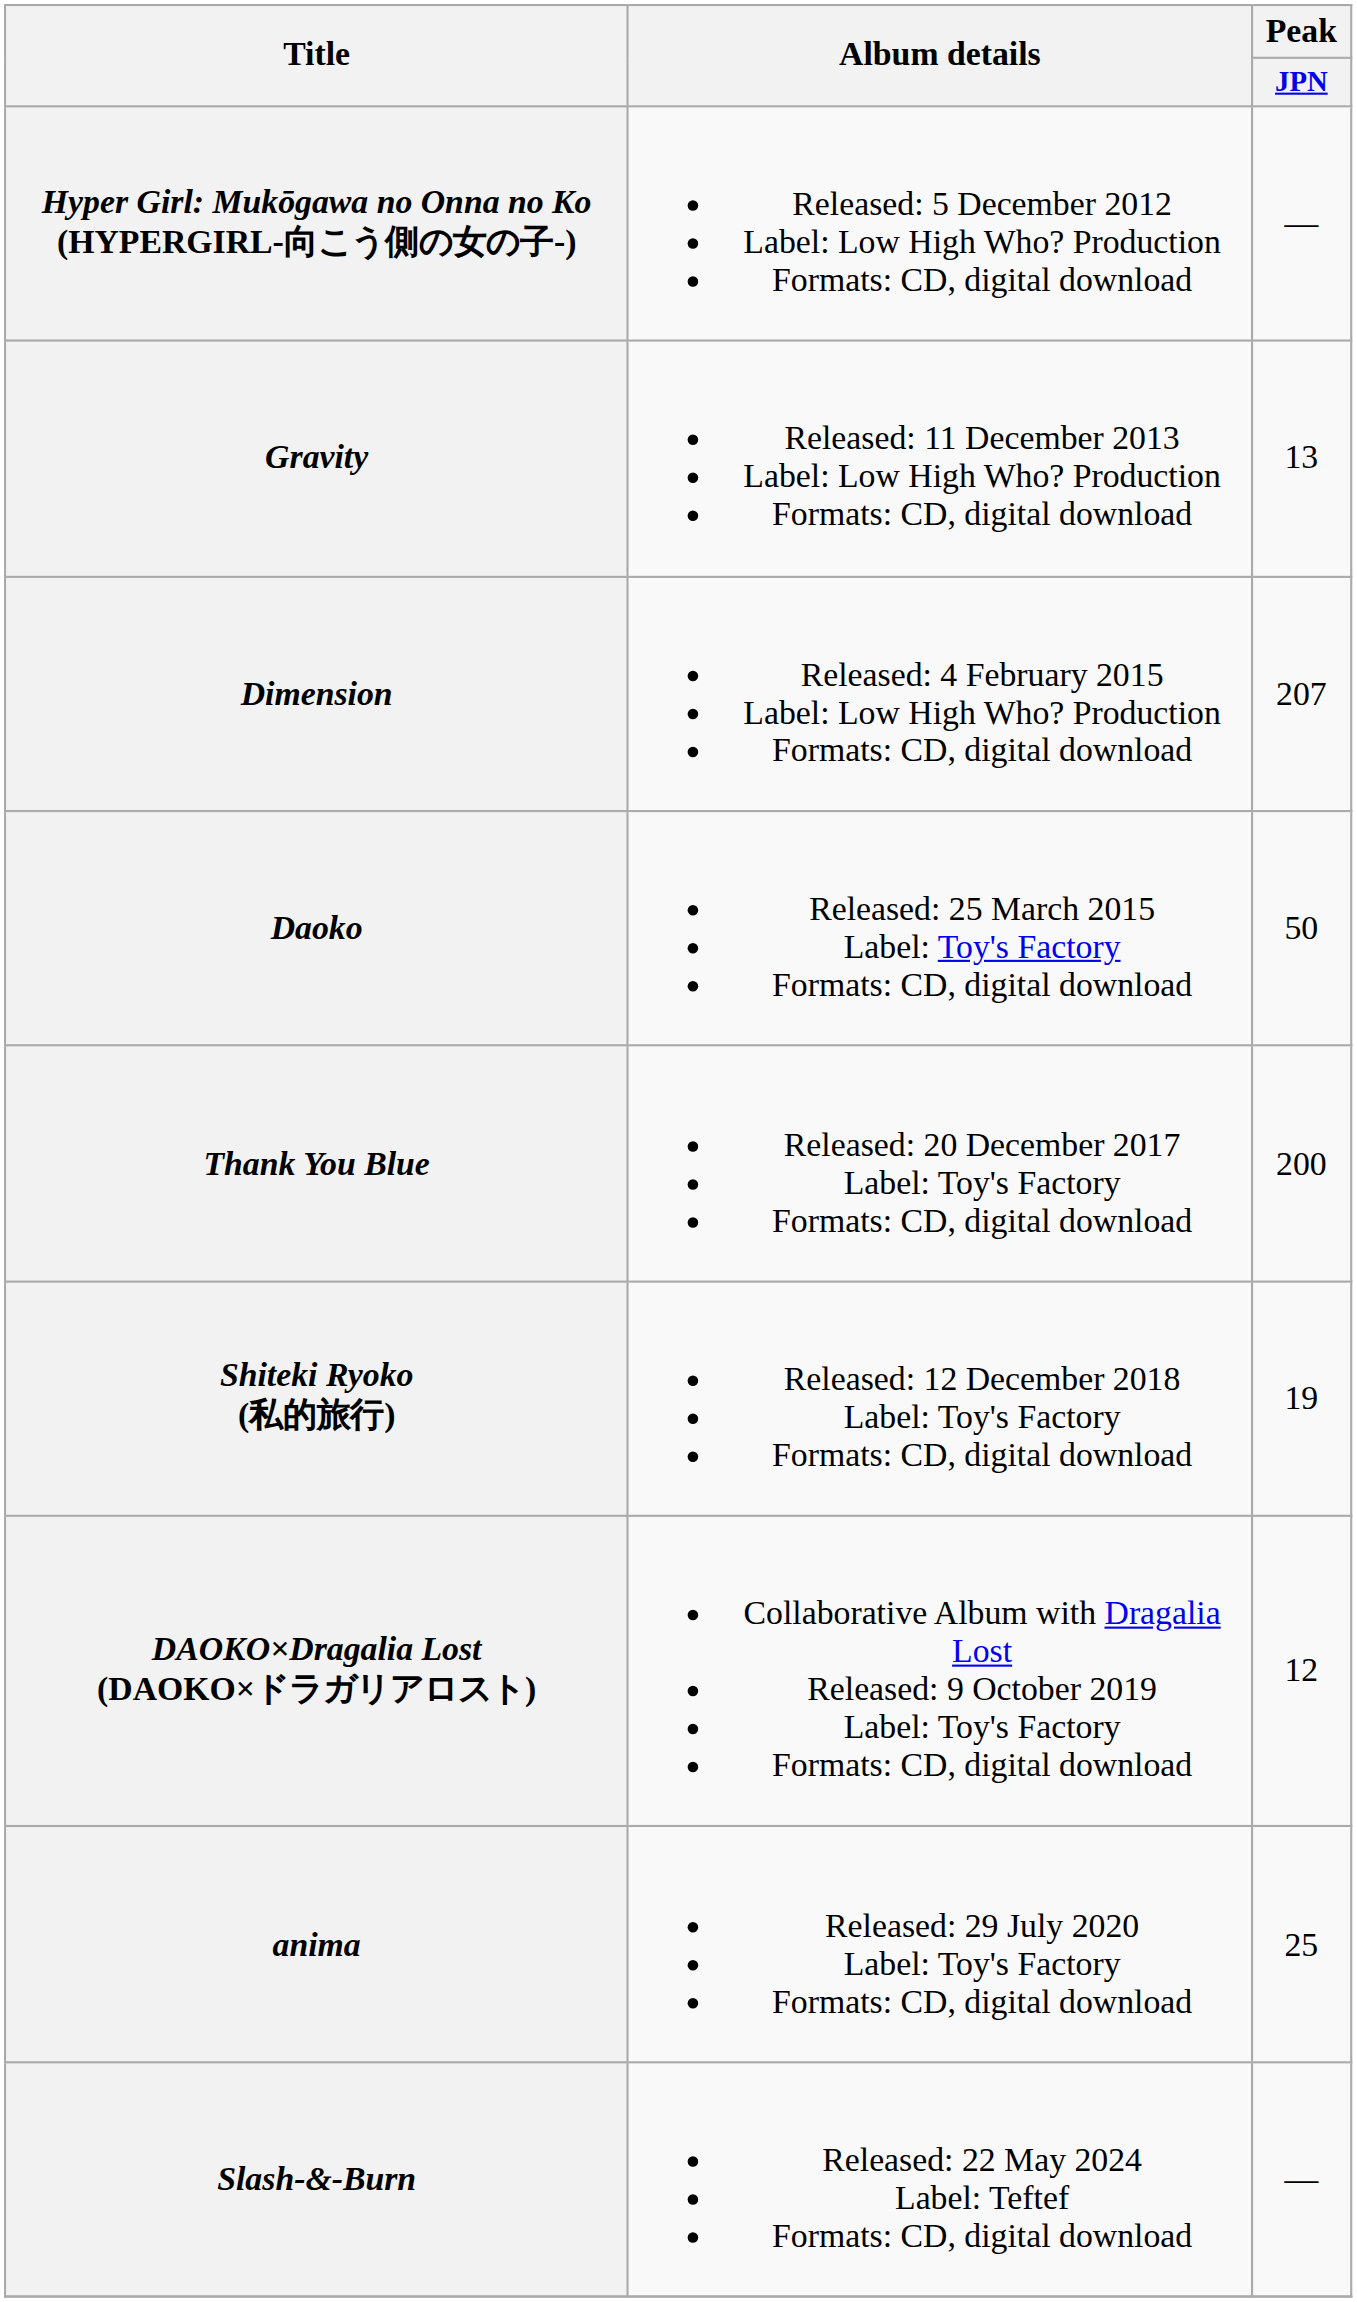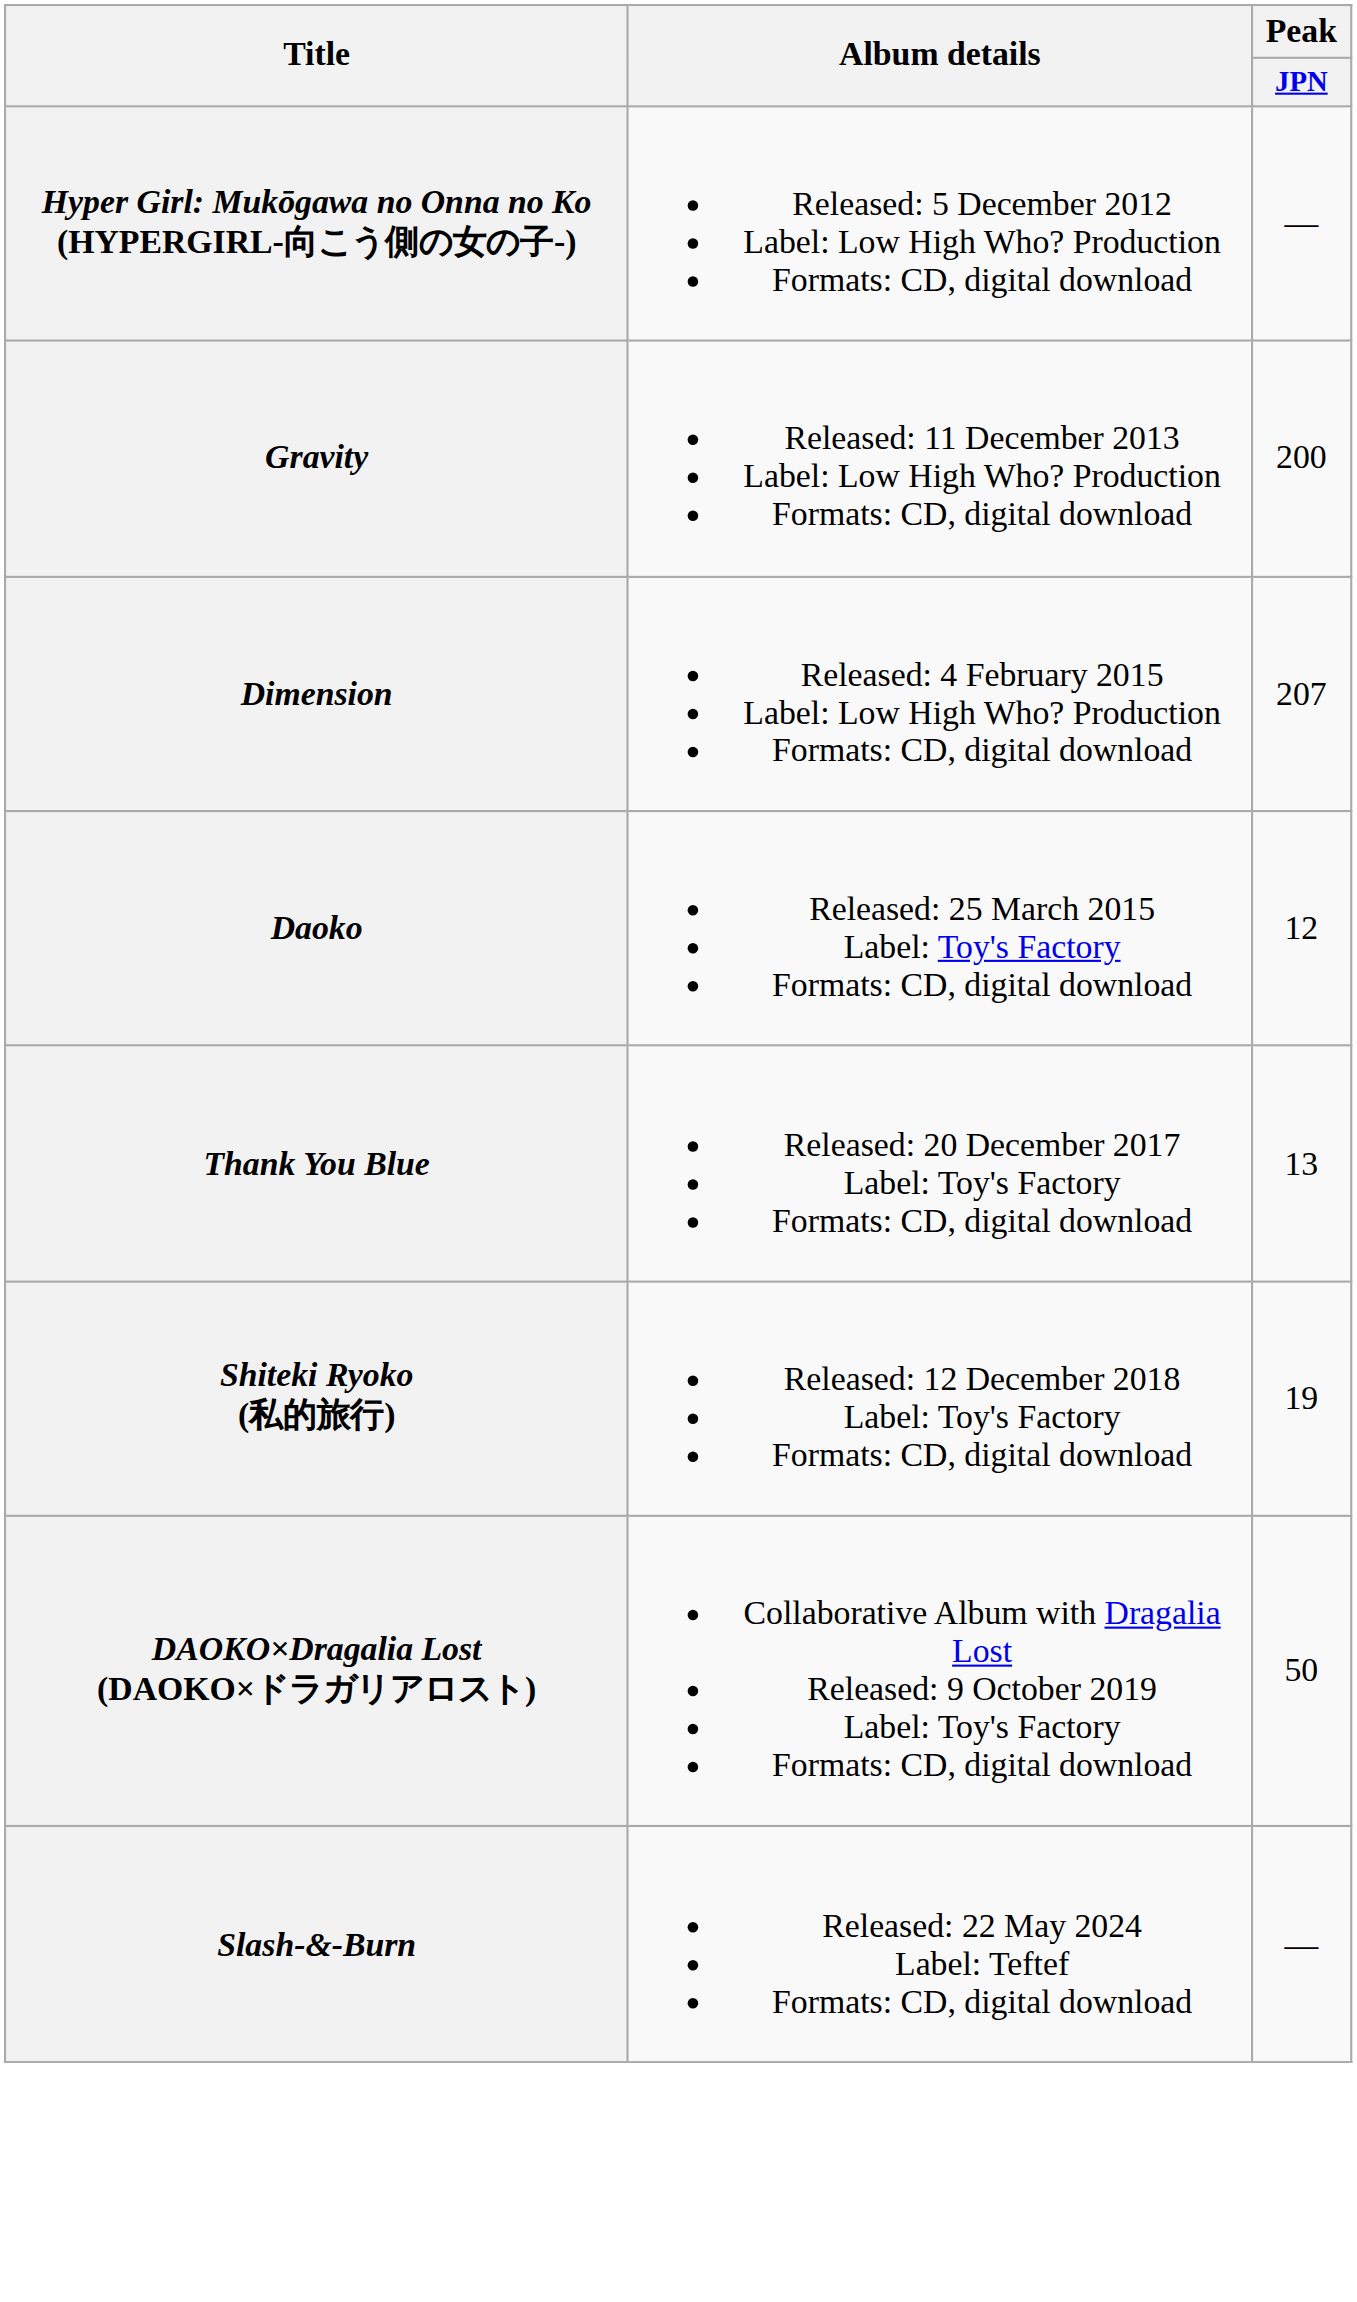(1301, 457) 13 -> (1301, 457) 200
(1301, 927) 50 -> (1301, 927) 12
(1301, 1162) 200 -> (1301, 1162) 13
(1301, 1670) 12 -> (1301, 1670) 50
- row: (317, 1943)
